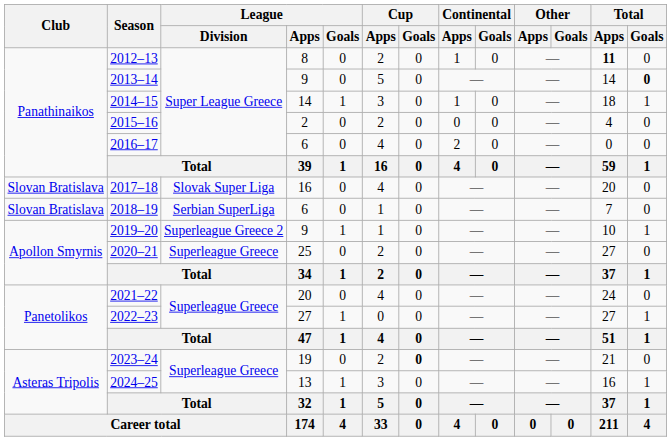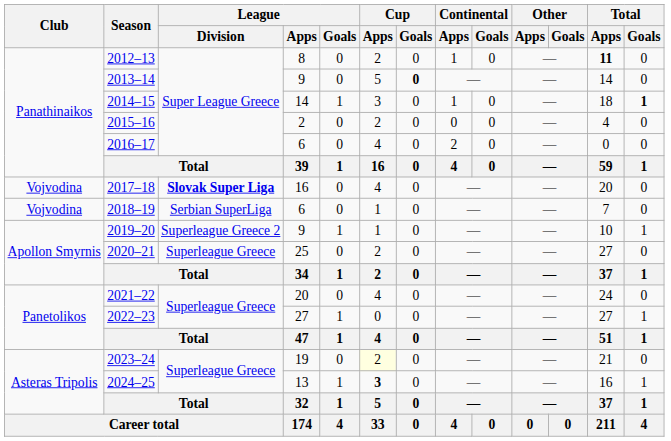(419, 79) normal -> (416, 79) bold
(647, 79) bold -> (644, 79) normal
(647, 101) normal -> (644, 101) bold
(56, 187) Slovan Bratislava -> (54, 187) Vojvodina
(224, 187) normal -> (221, 187) bold
(56, 209) Slovan Bratislava -> (54, 209) Vojvodina
(381, 360) no background -> (378, 360) lightyellow background
(419, 360) bold -> (416, 360) normal
(381, 381) normal -> (378, 381) bold
